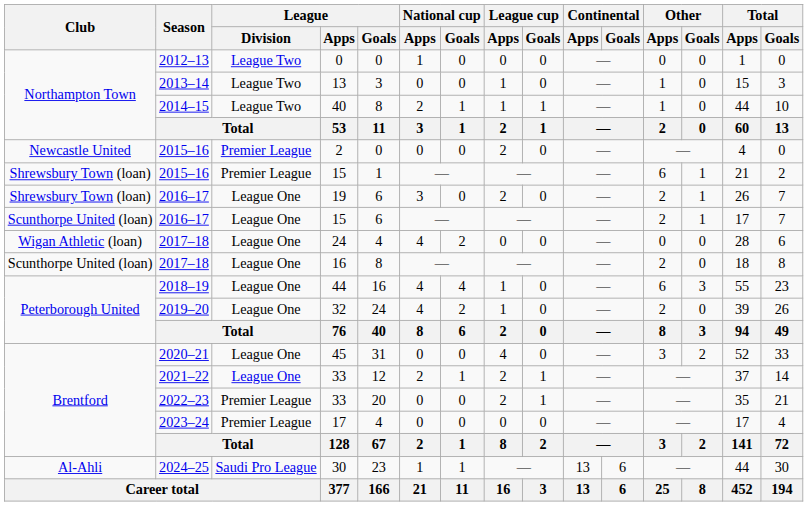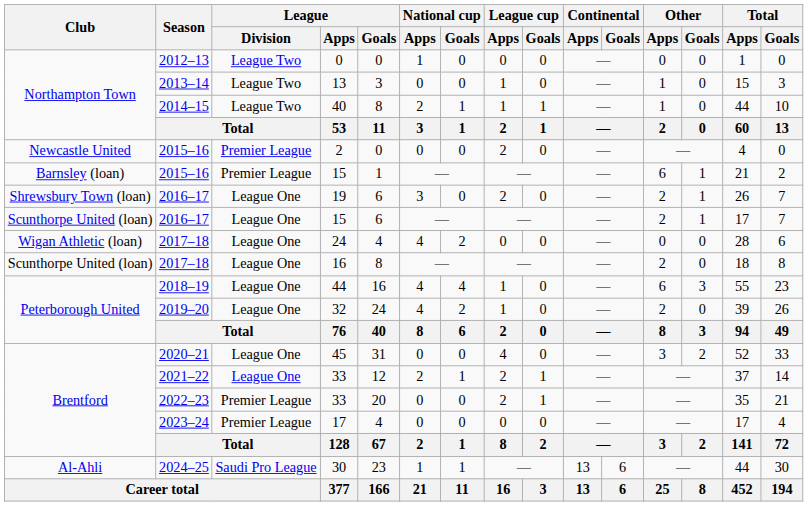(80, 173) Shrewsbury Town (loan) -> (80, 173) Barnsley (loan)
